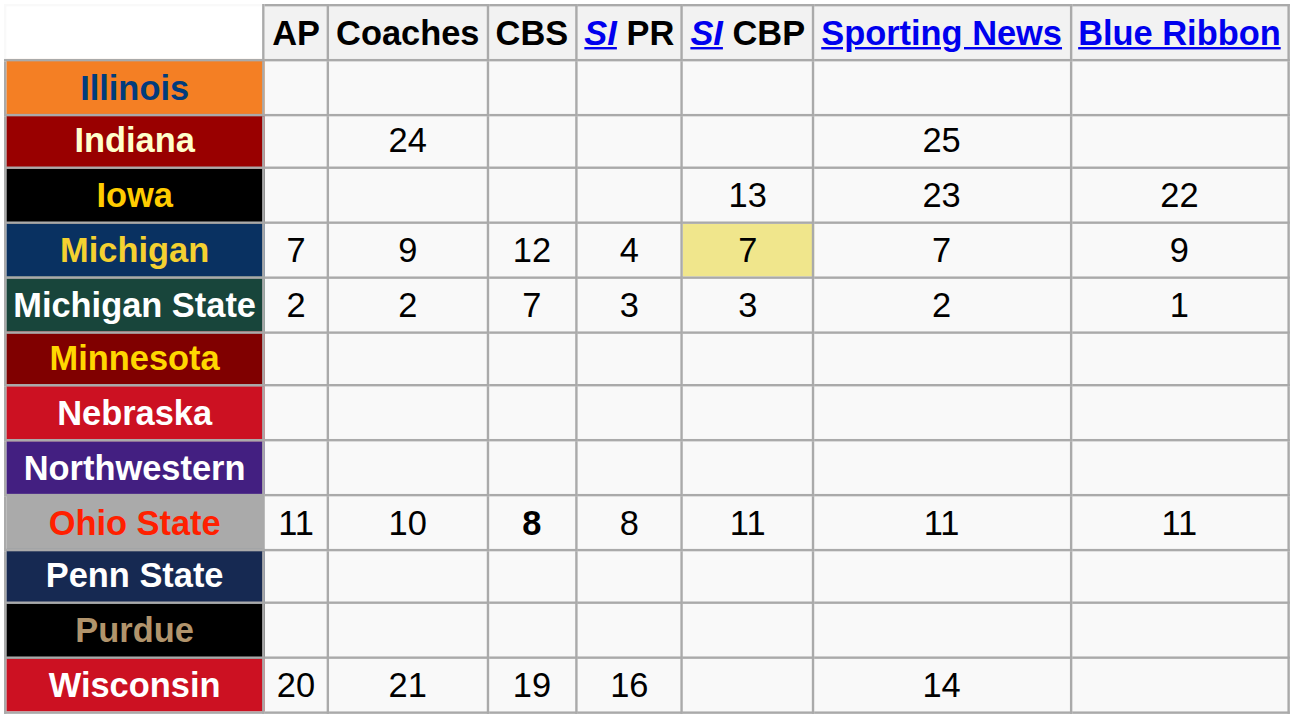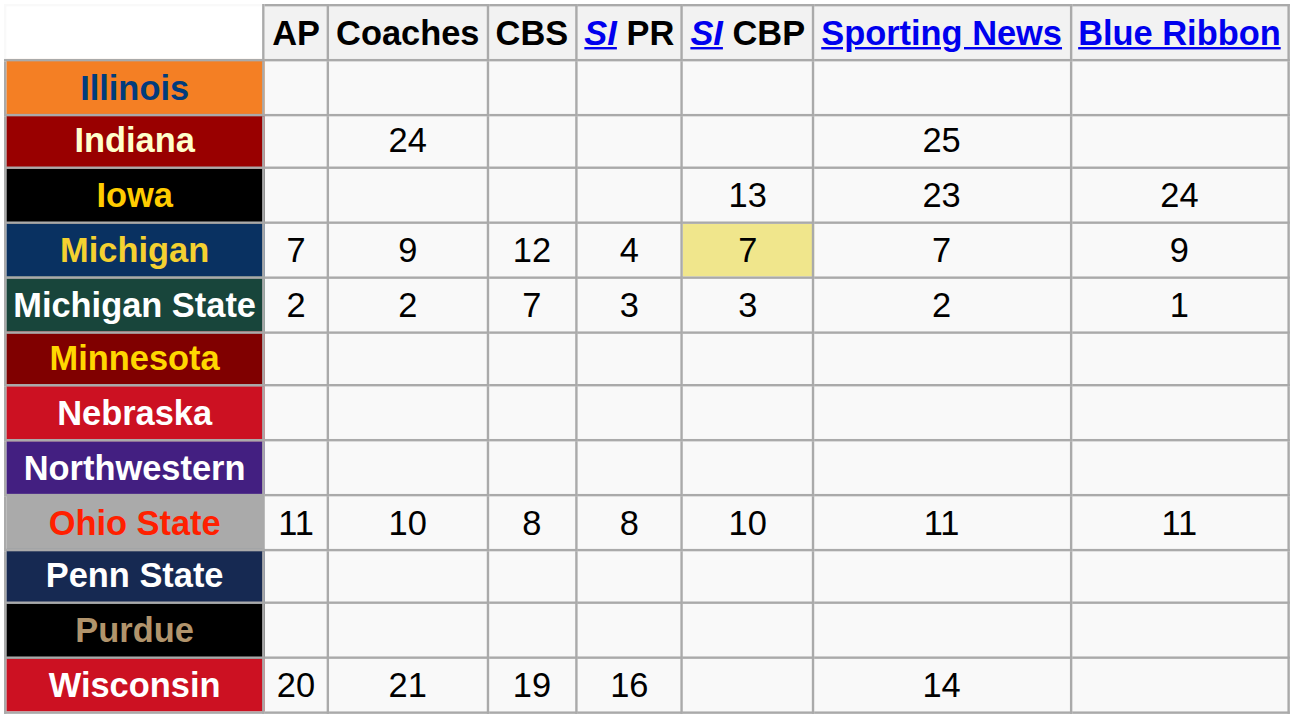(1179, 196) 22 -> (1179, 196) 24
(532, 522) bold -> (532, 522) normal
(748, 522) 11 -> (748, 522) 10
